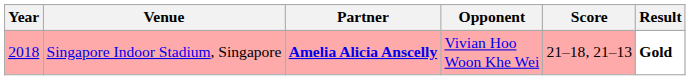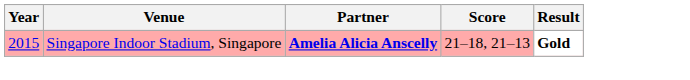- column: (492, 17)
(24, 52) 2018 -> (24, 43) 2015
